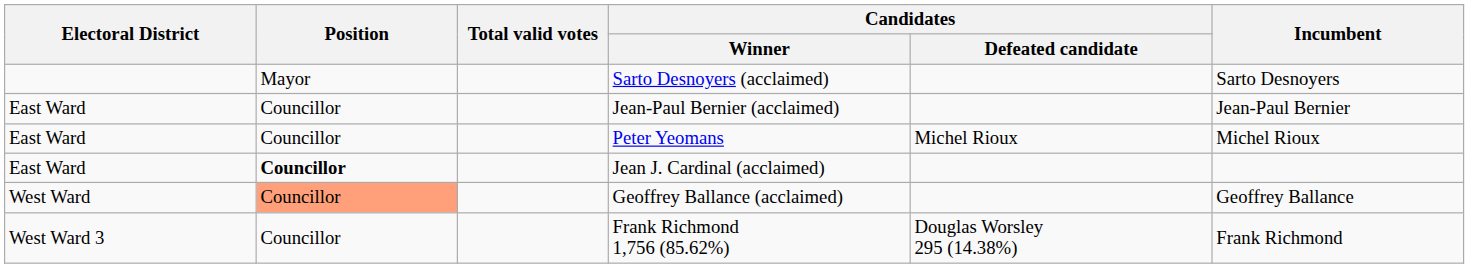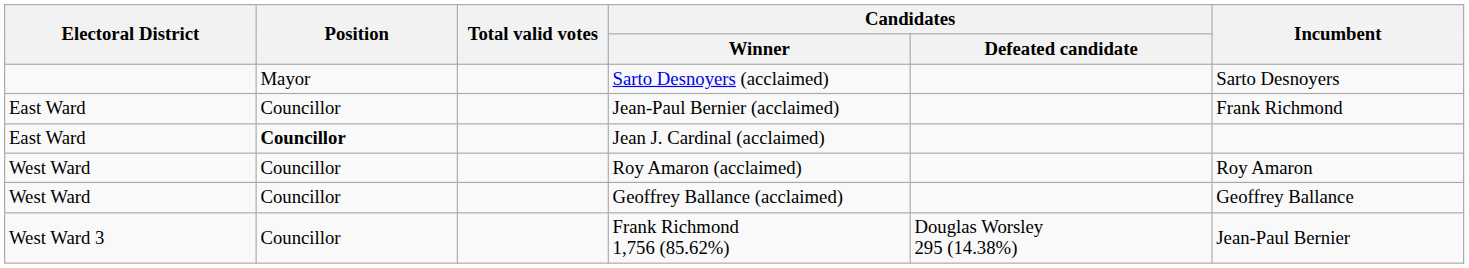(1283, 108) Jean-Paul Bernier -> (1280, 108) Frank Richmond
- row: (668, 138)
+ row: (707, 167)
(300, 197) lightsalmon background -> (300, 197) no background
(1280, 237) Frank Richmond -> (1283, 237) Jean-Paul Bernier
